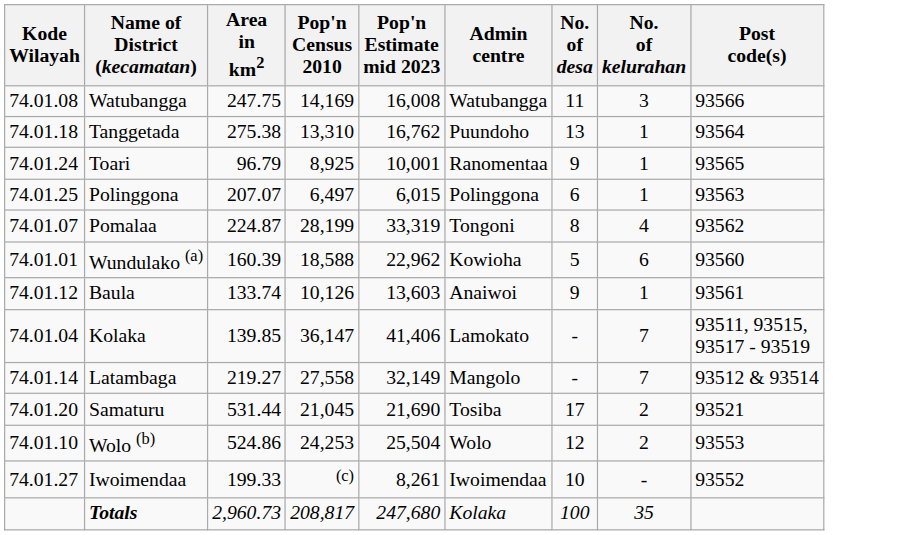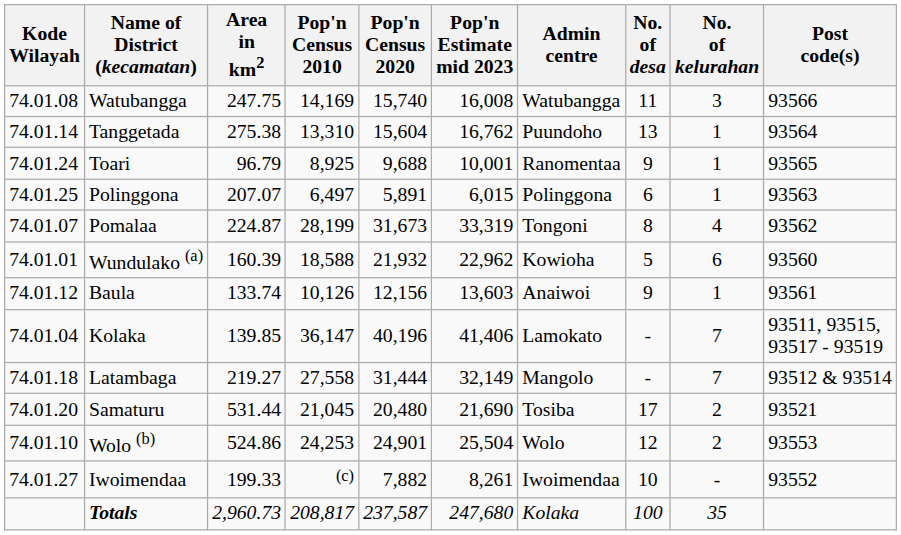+ column: (395, 44)
(44, 132) 74.01.18 -> (44, 132) 74.01.14
(44, 378) 74.01.14 -> (44, 378) 74.01.18
